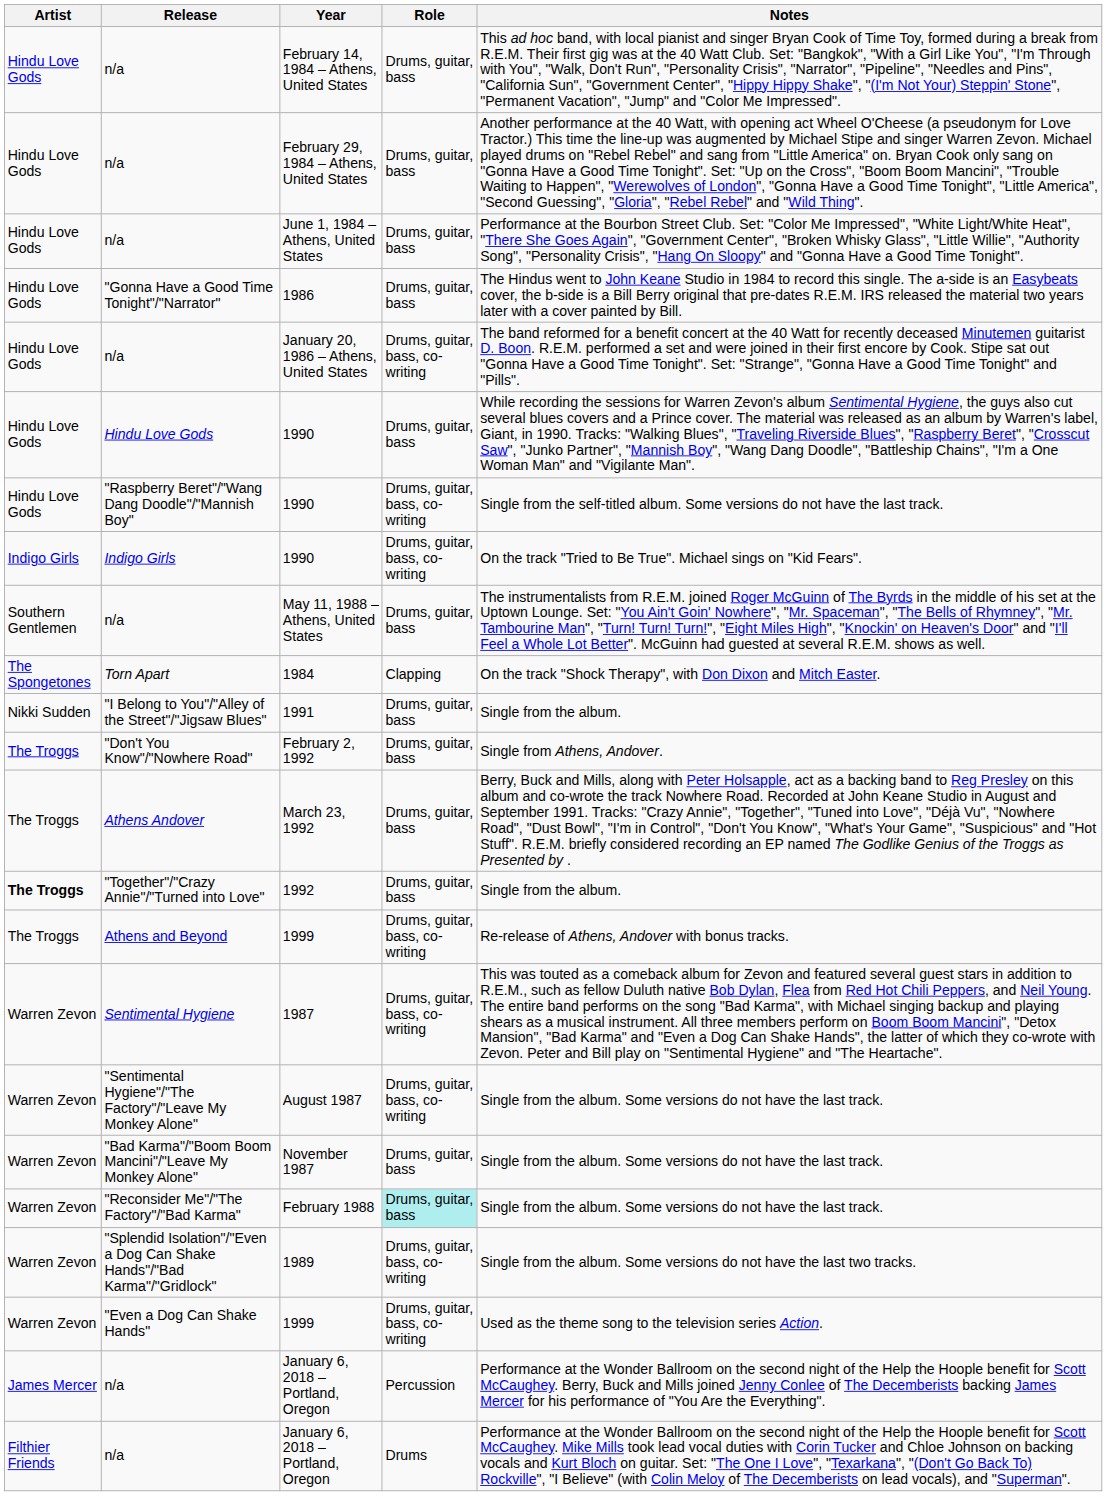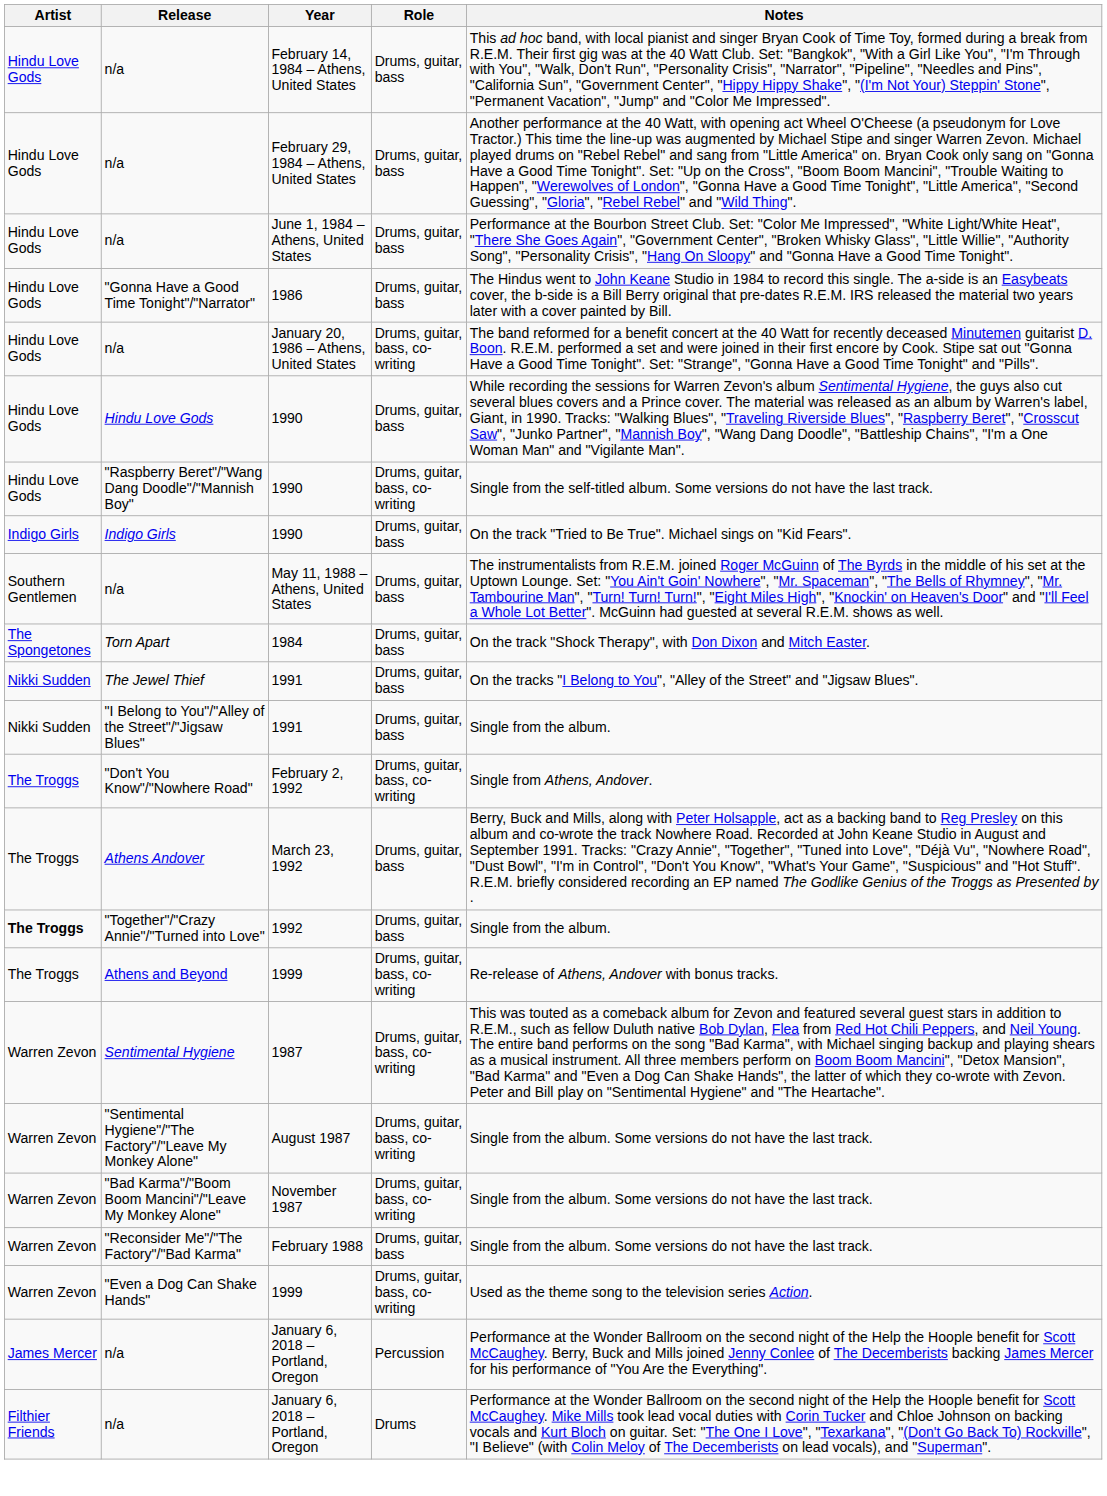(429, 558) Drums, guitar, bass, co-writing -> (418, 534) Drums, guitar, bass
(413, 674) Clapping -> (418, 642) Drums, guitar, bass
+ row: (154, 681)
(429, 750) Drums, guitar, bass -> (418, 781) Drums, guitar, bass, co-writing
(429, 1162) Drums, guitar, bass -> (418, 1200) Drums, guitar, bass, co-writing
(429, 1208) paleturquoise background -> (418, 1246) no background
- row: (186, 1262)
